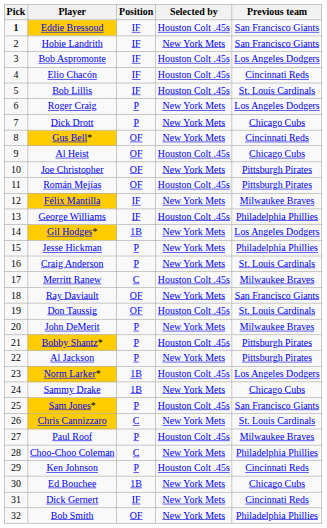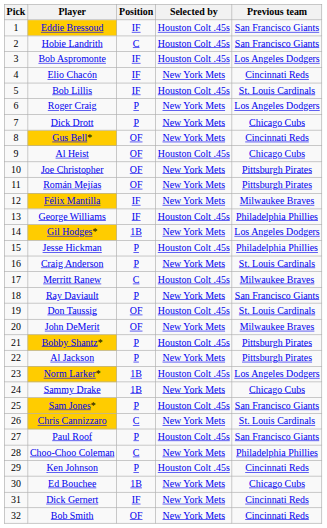(16, 28) bold -> (16, 28) normal
(136, 43) IF -> (136, 43) C
(194, 43) New York Mets -> (194, 43) Houston Colt .45s
(194, 75) Houston Colt .45s -> (194, 75) New York Mets
(194, 185) Houston Colt .45s -> (194, 185) New York Mets
(194, 248) New York Mets -> (194, 248) Houston Colt .45s
(136, 295) OF -> (136, 295) P
(136, 327) P -> (136, 327) OF
(277, 437) Milwaukee Braves -> (277, 437) San Francisco Giants
(277, 515) Philadelphia Phillies -> (277, 515) Cincinnati Reds
